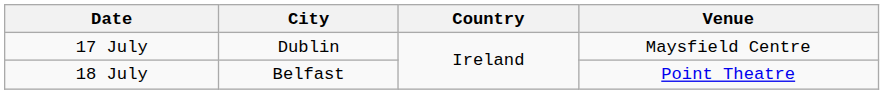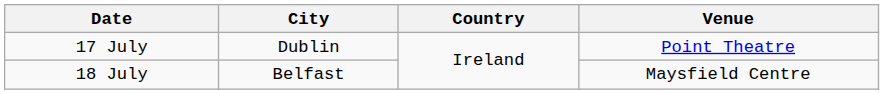(728, 47) Maysfield Centre -> (728, 47) Point Theatre
(728, 75) Point Theatre -> (728, 75) Maysfield Centre
